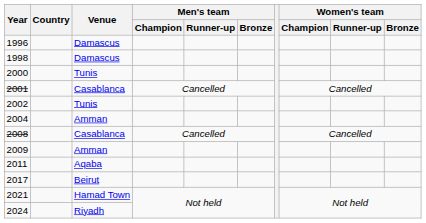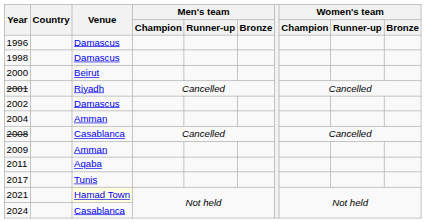(86, 73) Tunis -> (87, 73) Beirut
(100, 89) Casablanca -> (89, 89) Riyadh
(86, 104) Tunis -> (97, 104) Damascus
(87, 180) Beirut -> (86, 180) Tunis
(102, 195) no background -> (102, 195) lightyellow background
(89, 210) Riyadh -> (100, 210) Casablanca
